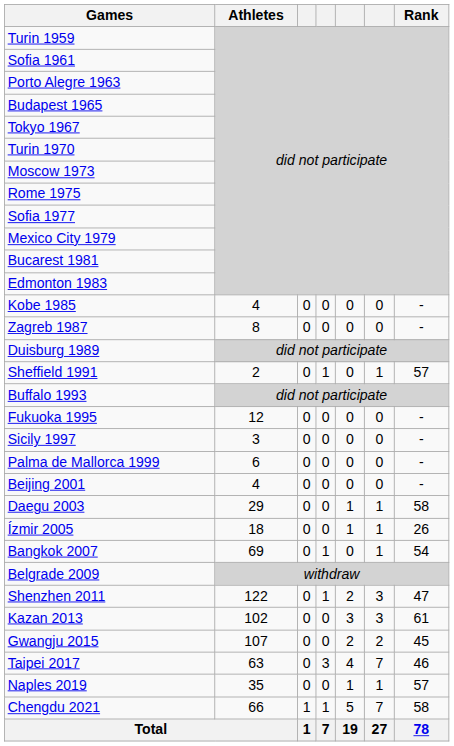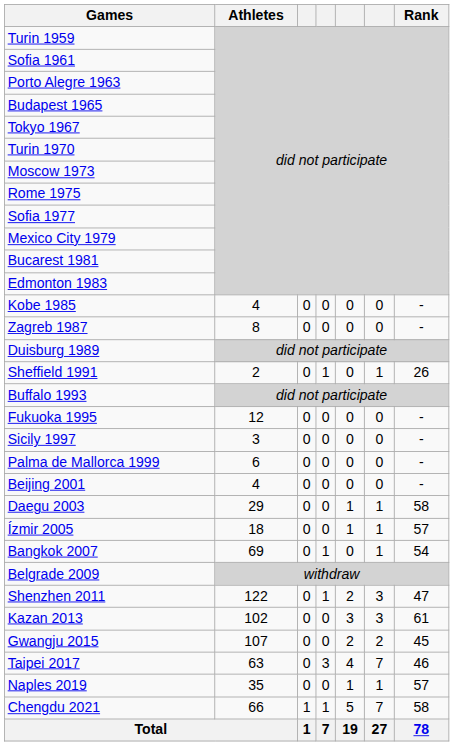(421, 372) 57 -> (421, 372) 26
(421, 529) 26 -> (421, 529) 57
